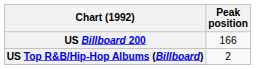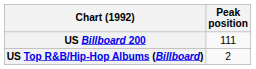(228, 40) 166 -> (228, 40) 111
